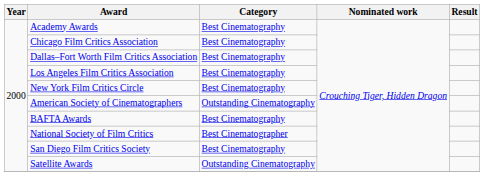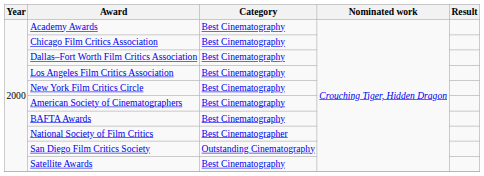(258, 103) Outstanding Cinematography -> (243, 103) Best Cinematography
(243, 149) Best Cinematography -> (258, 149) Outstanding Cinematography
(258, 164) Outstanding Cinematography -> (243, 164) Best Cinematography
